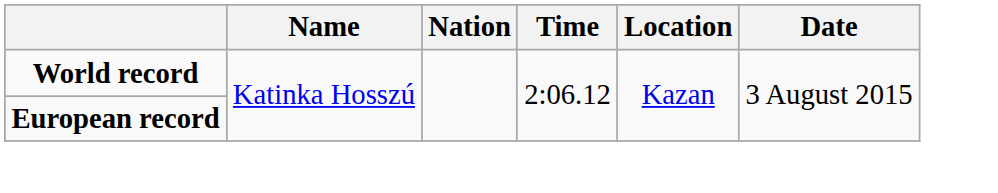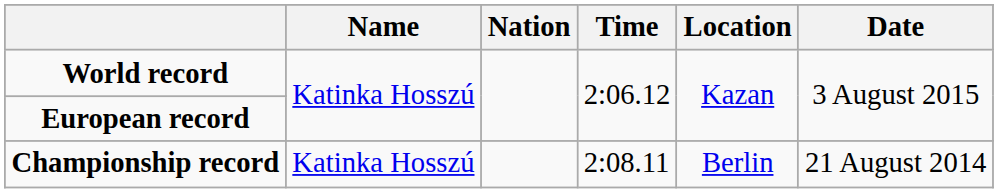+ row: (145, 163)
